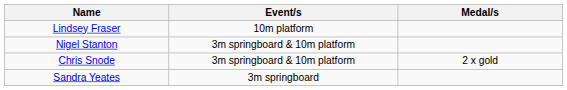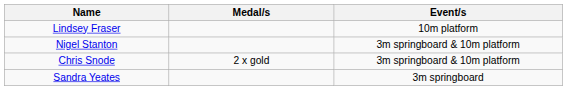columns swapped: (283, 12) <-> (480, 12)
